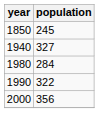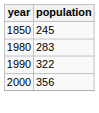- row: (19, 47)
(45, 64) 284 -> (45, 47) 283
